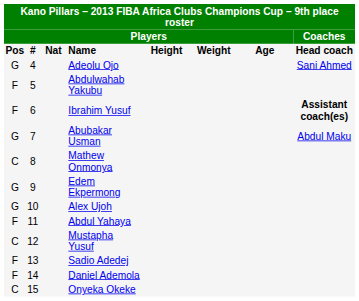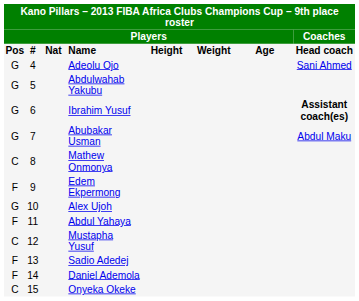(15, 85) F -> (15, 85) G
(15, 110) F -> (15, 110) G
(15, 187) G -> (15, 187) F
